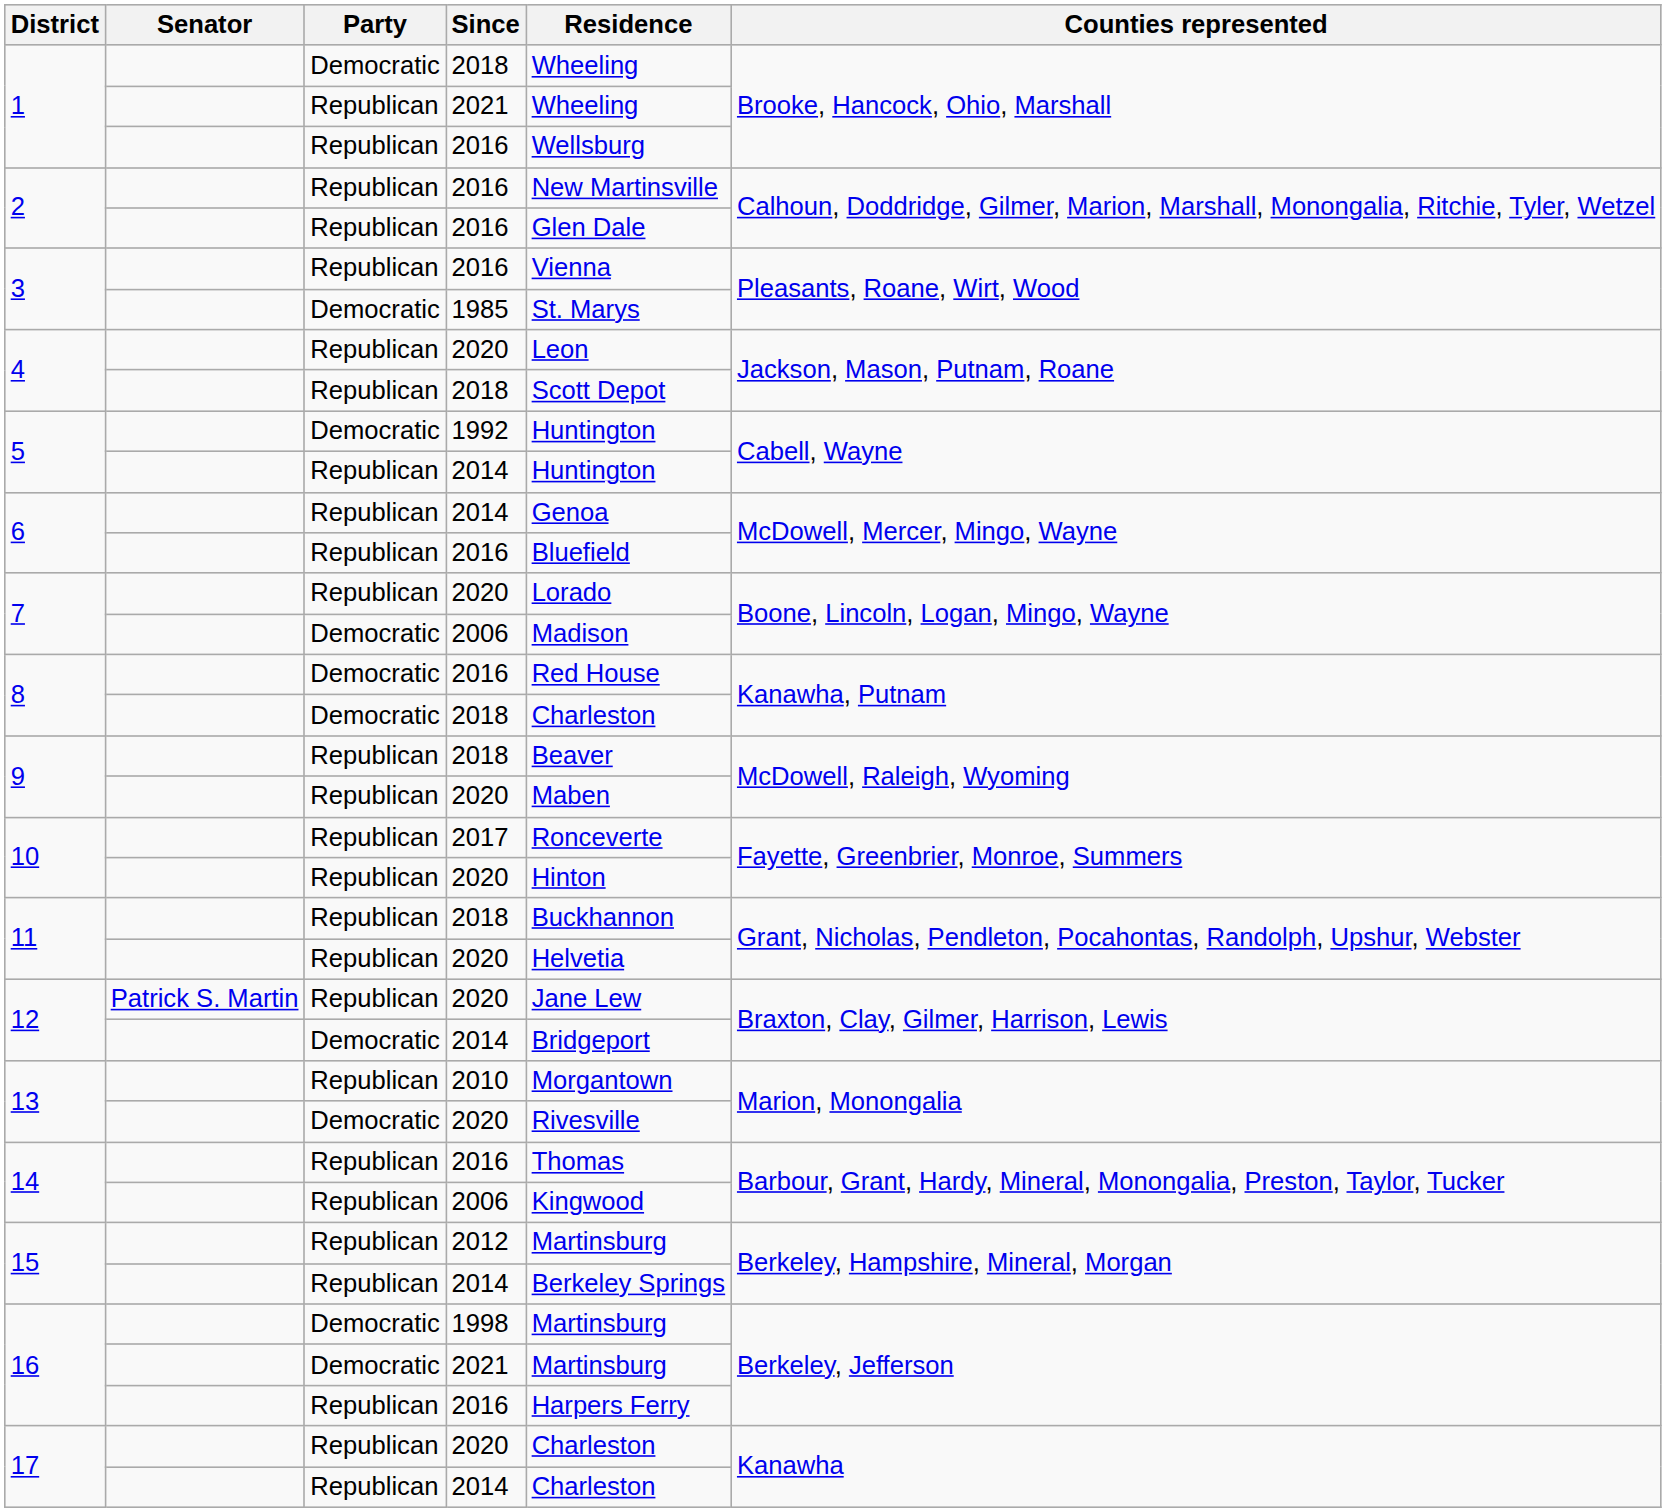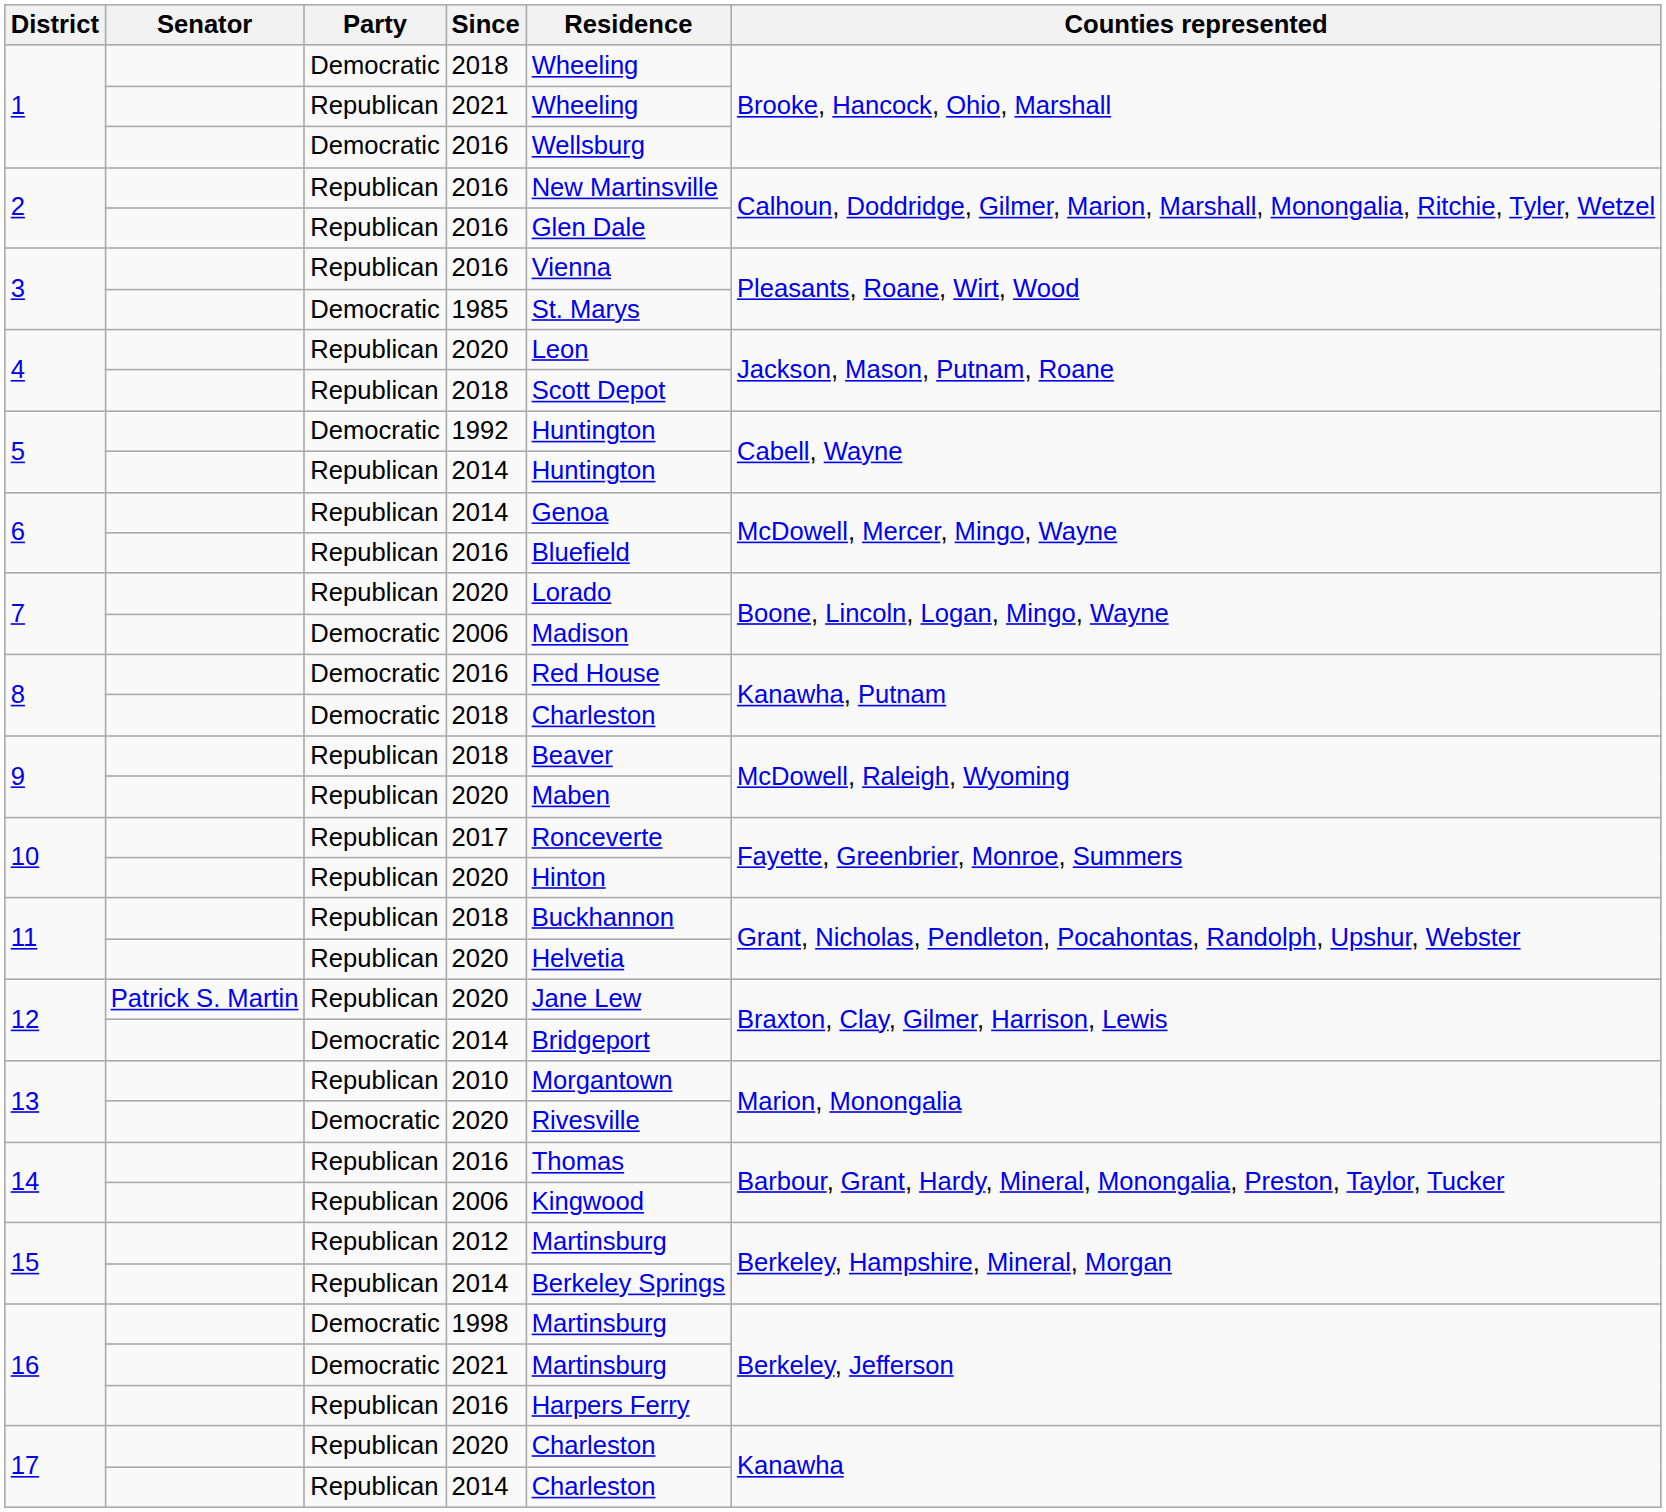(374, 146) Republican -> (375, 146) Democratic
